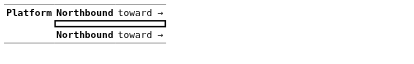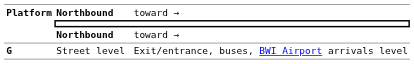+ row: (91, 51)
